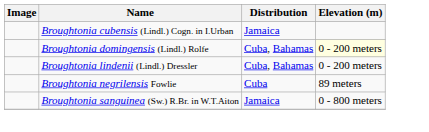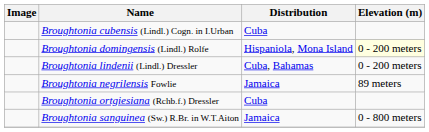(262, 30) Jamaica -> (256, 30) Cuba
(279, 48) Cuba, Bahamas -> (298, 48) Hispaniola, Mona Island
(256, 83) Cuba -> (262, 83) Jamaica
+ row: (130, 100)
